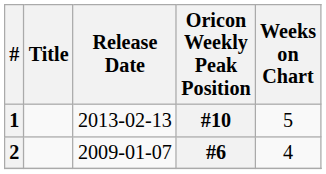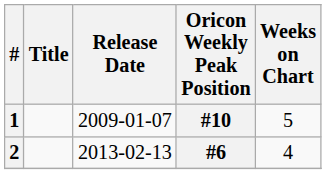(125, 120) 2013-02-13 -> (125, 120) 2009-01-07
(125, 152) 2009-01-07 -> (125, 152) 2013-02-13
